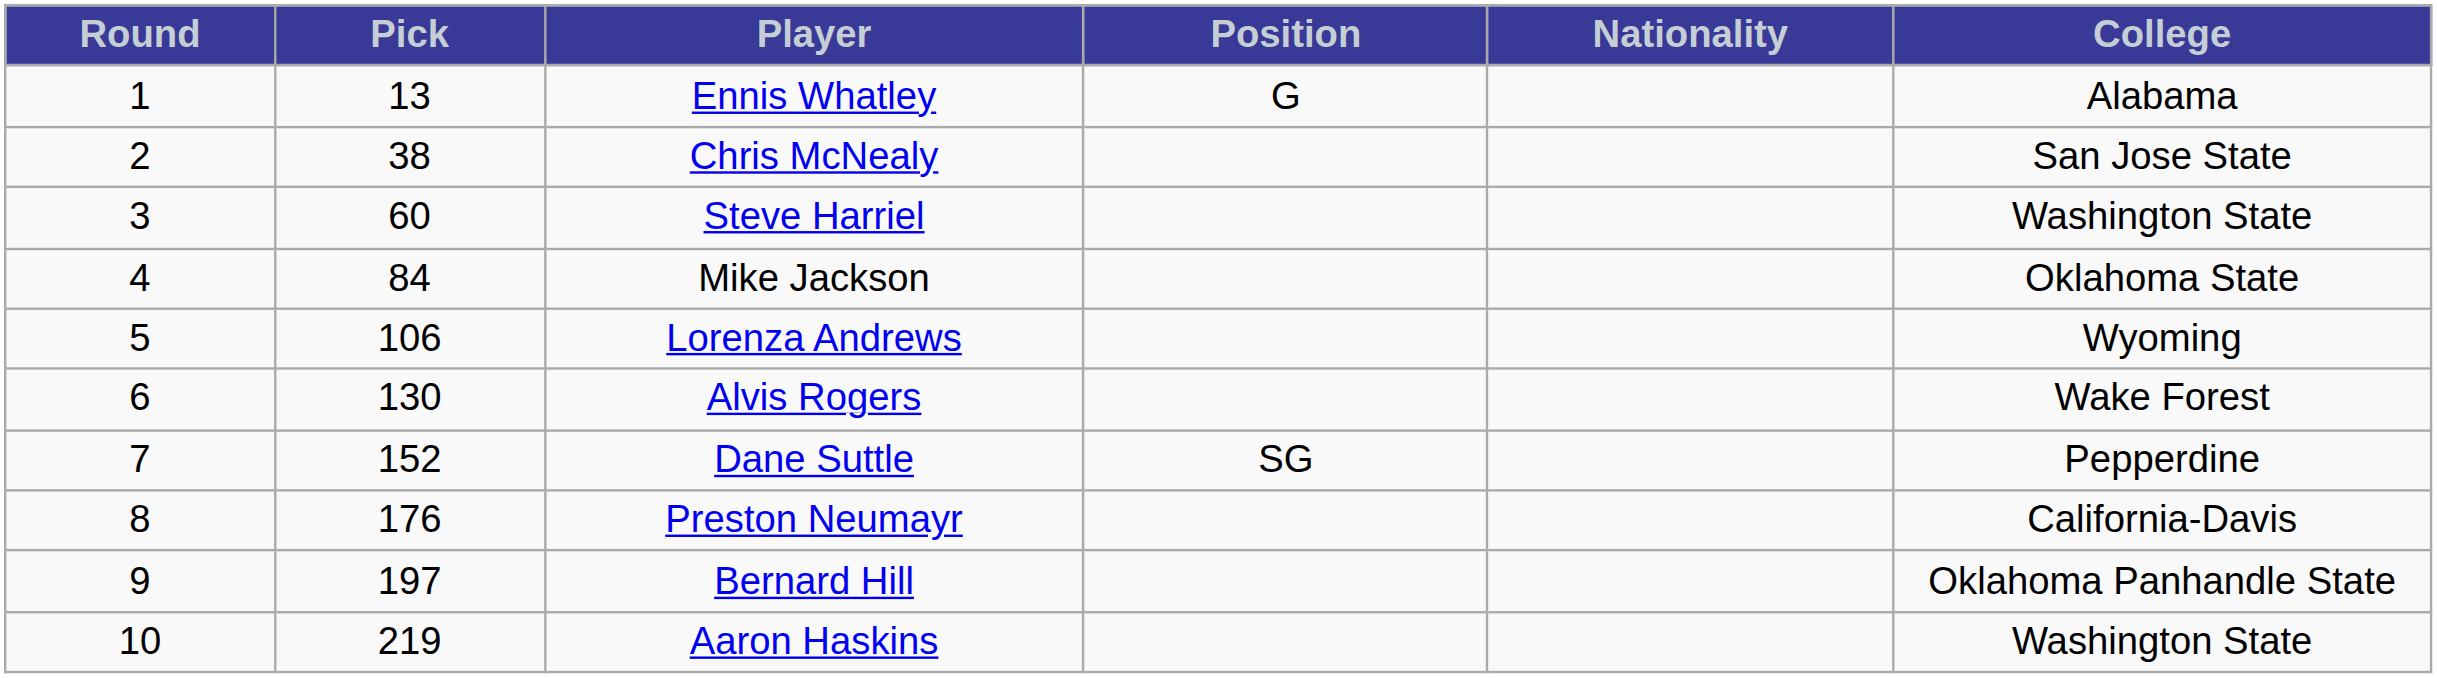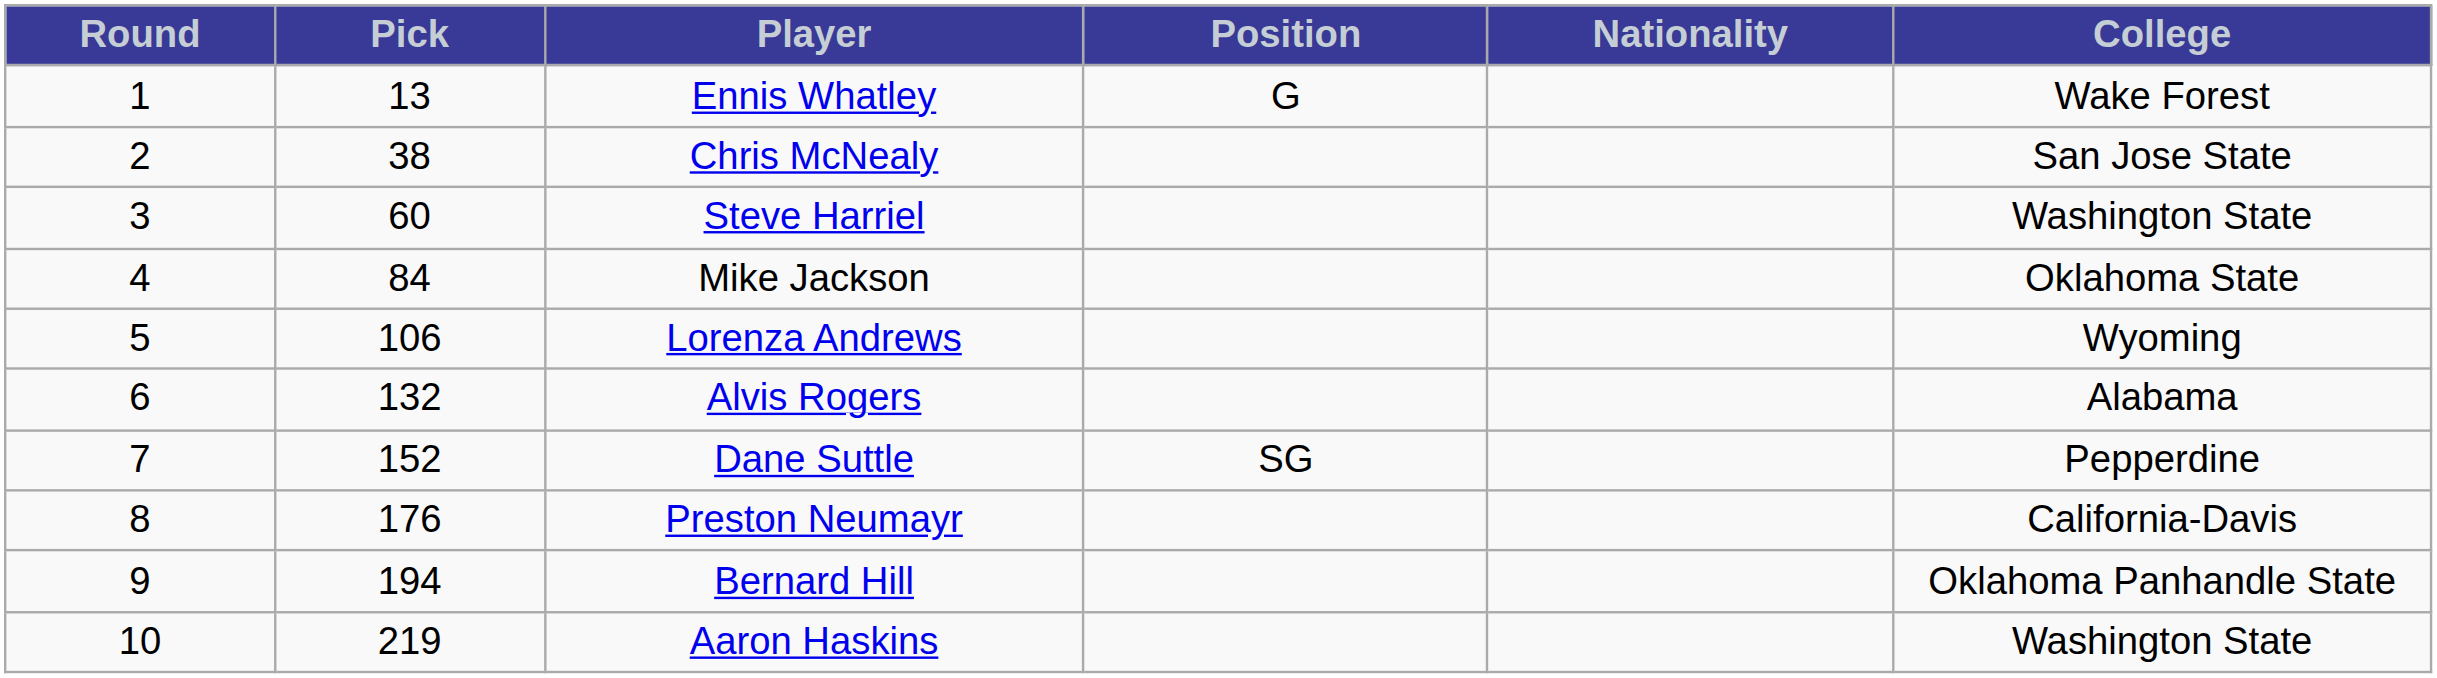(2162, 95) Alabama -> (2162, 95) Wake Forest
(410, 398) 130 -> (410, 398) 132
(2162, 398) Wake Forest -> (2162, 398) Alabama
(410, 580) 197 -> (410, 580) 194
